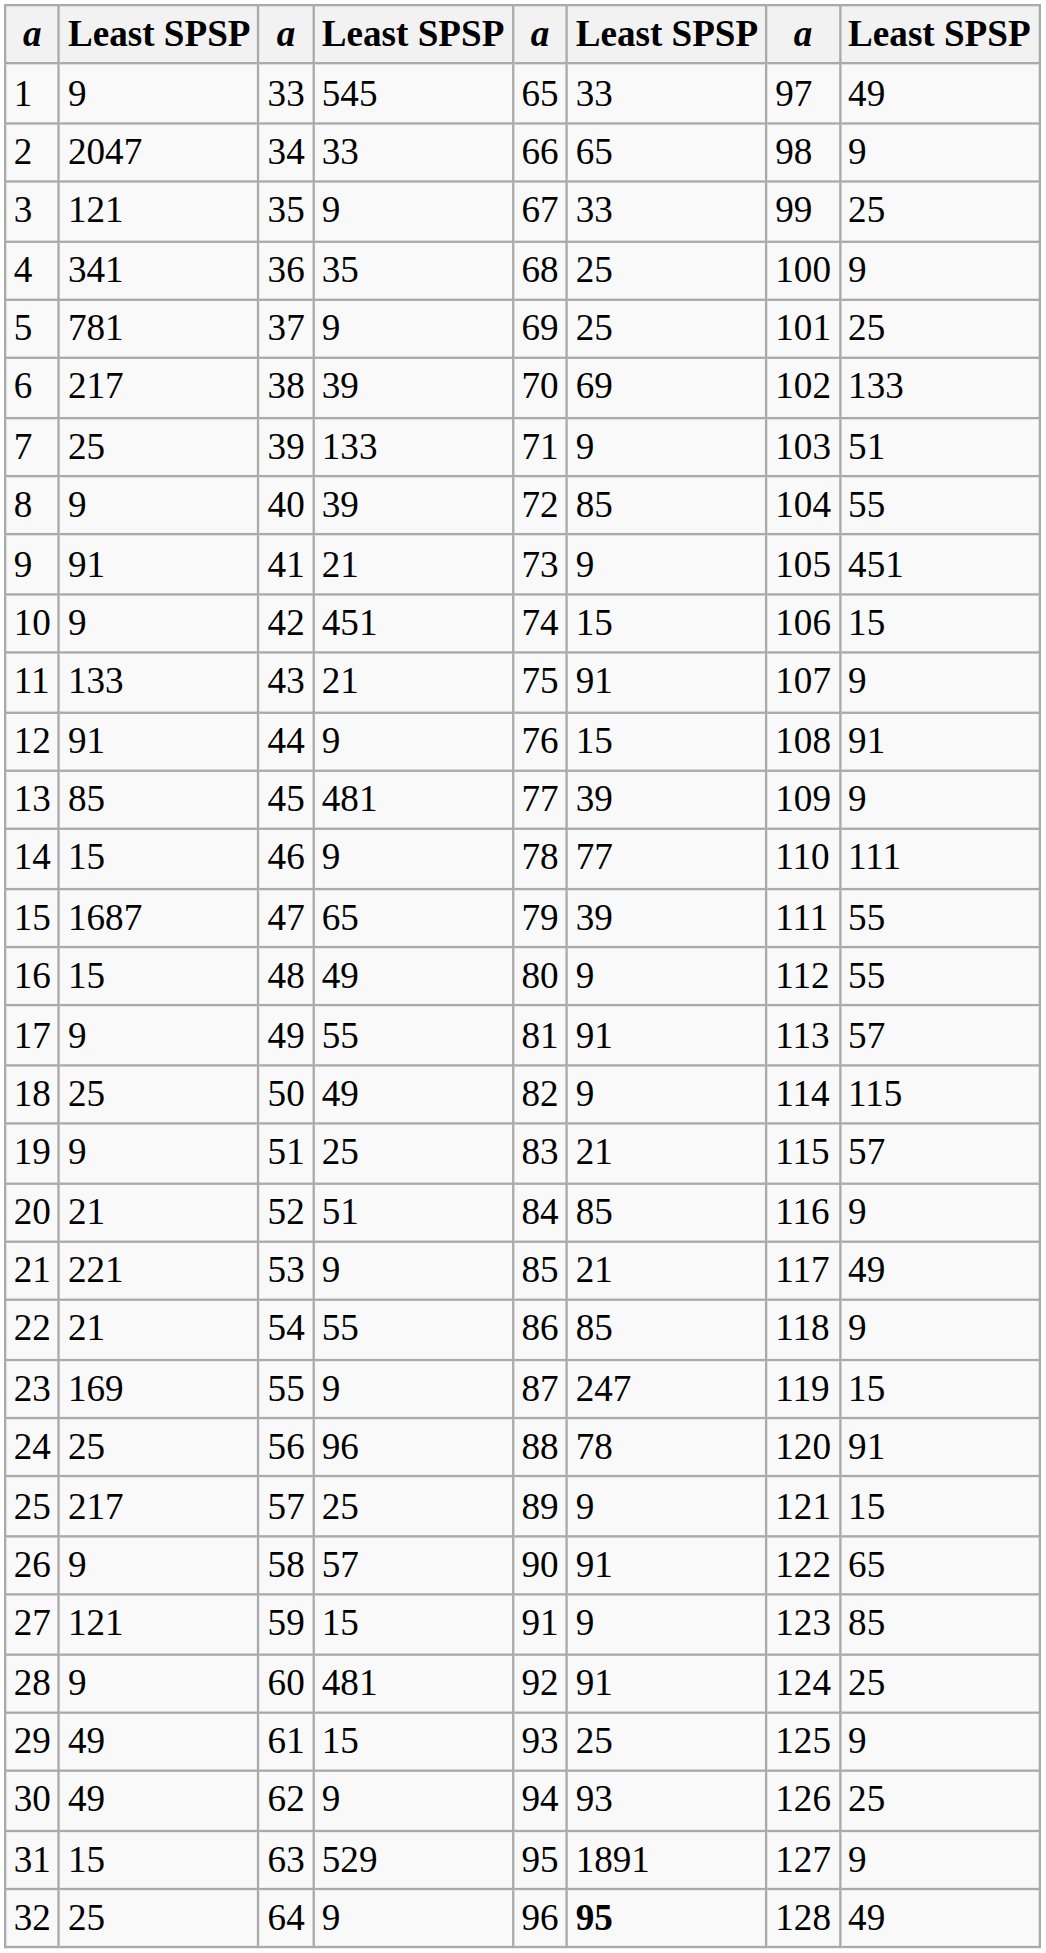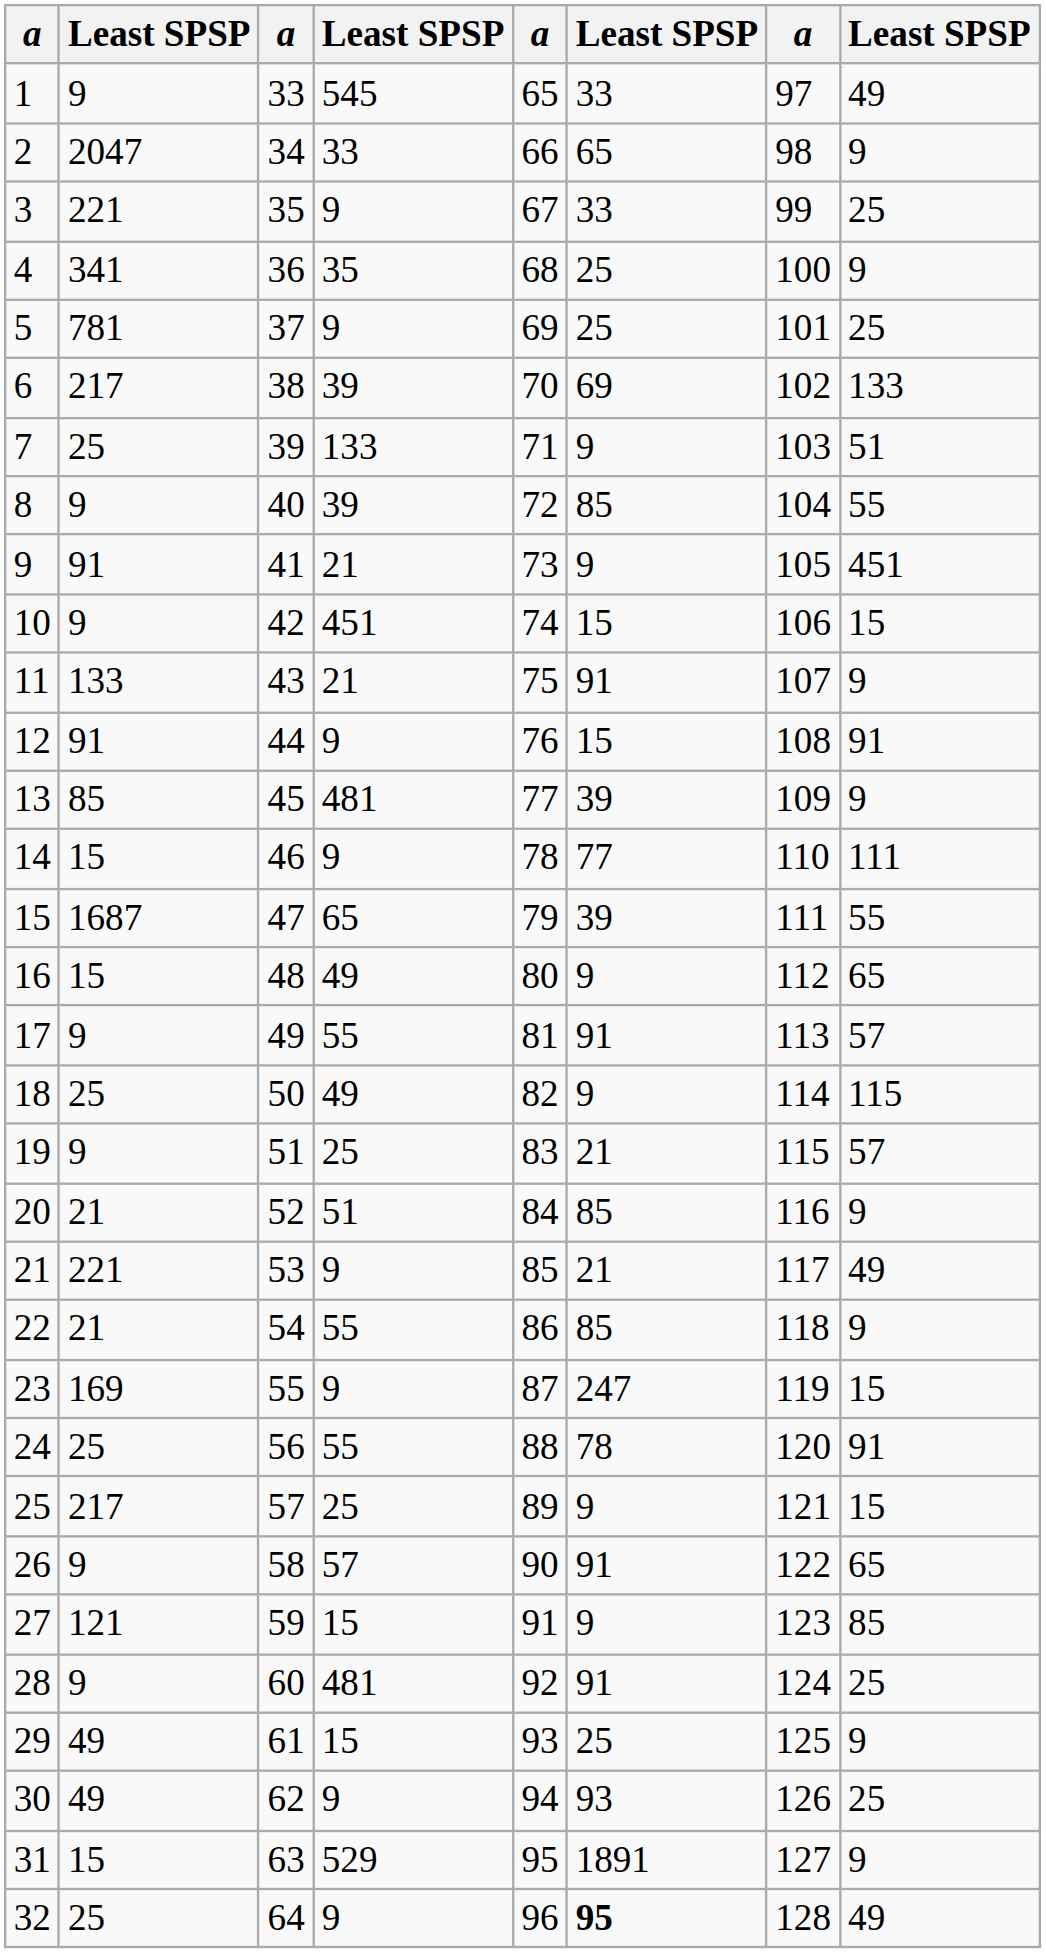(96, 210) 121 -> (96, 210) 221
(867, 975) 55 -> (867, 975) 65
(340, 1446) 96 -> (340, 1446) 55
